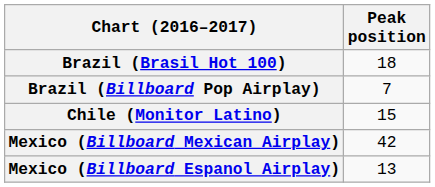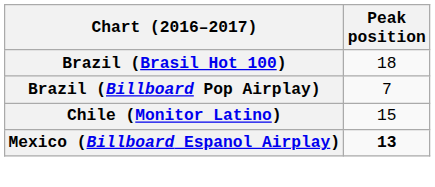- row: (174, 143)
(387, 169) normal -> (387, 143) bold
